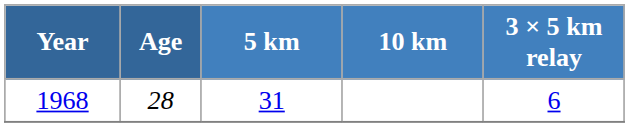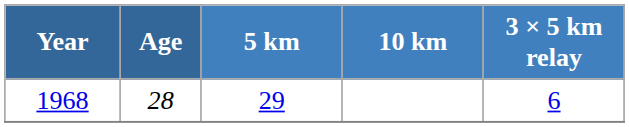(272, 100) 31 -> (272, 100) 29
